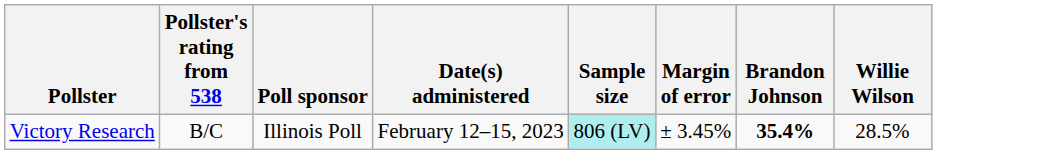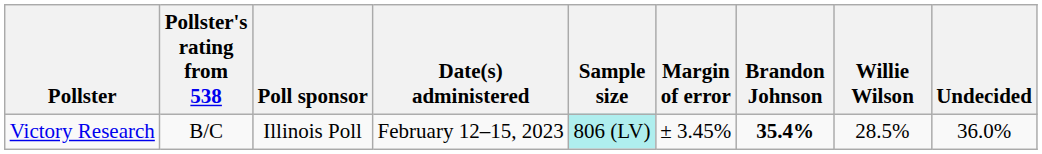+ column: (984, 96)
